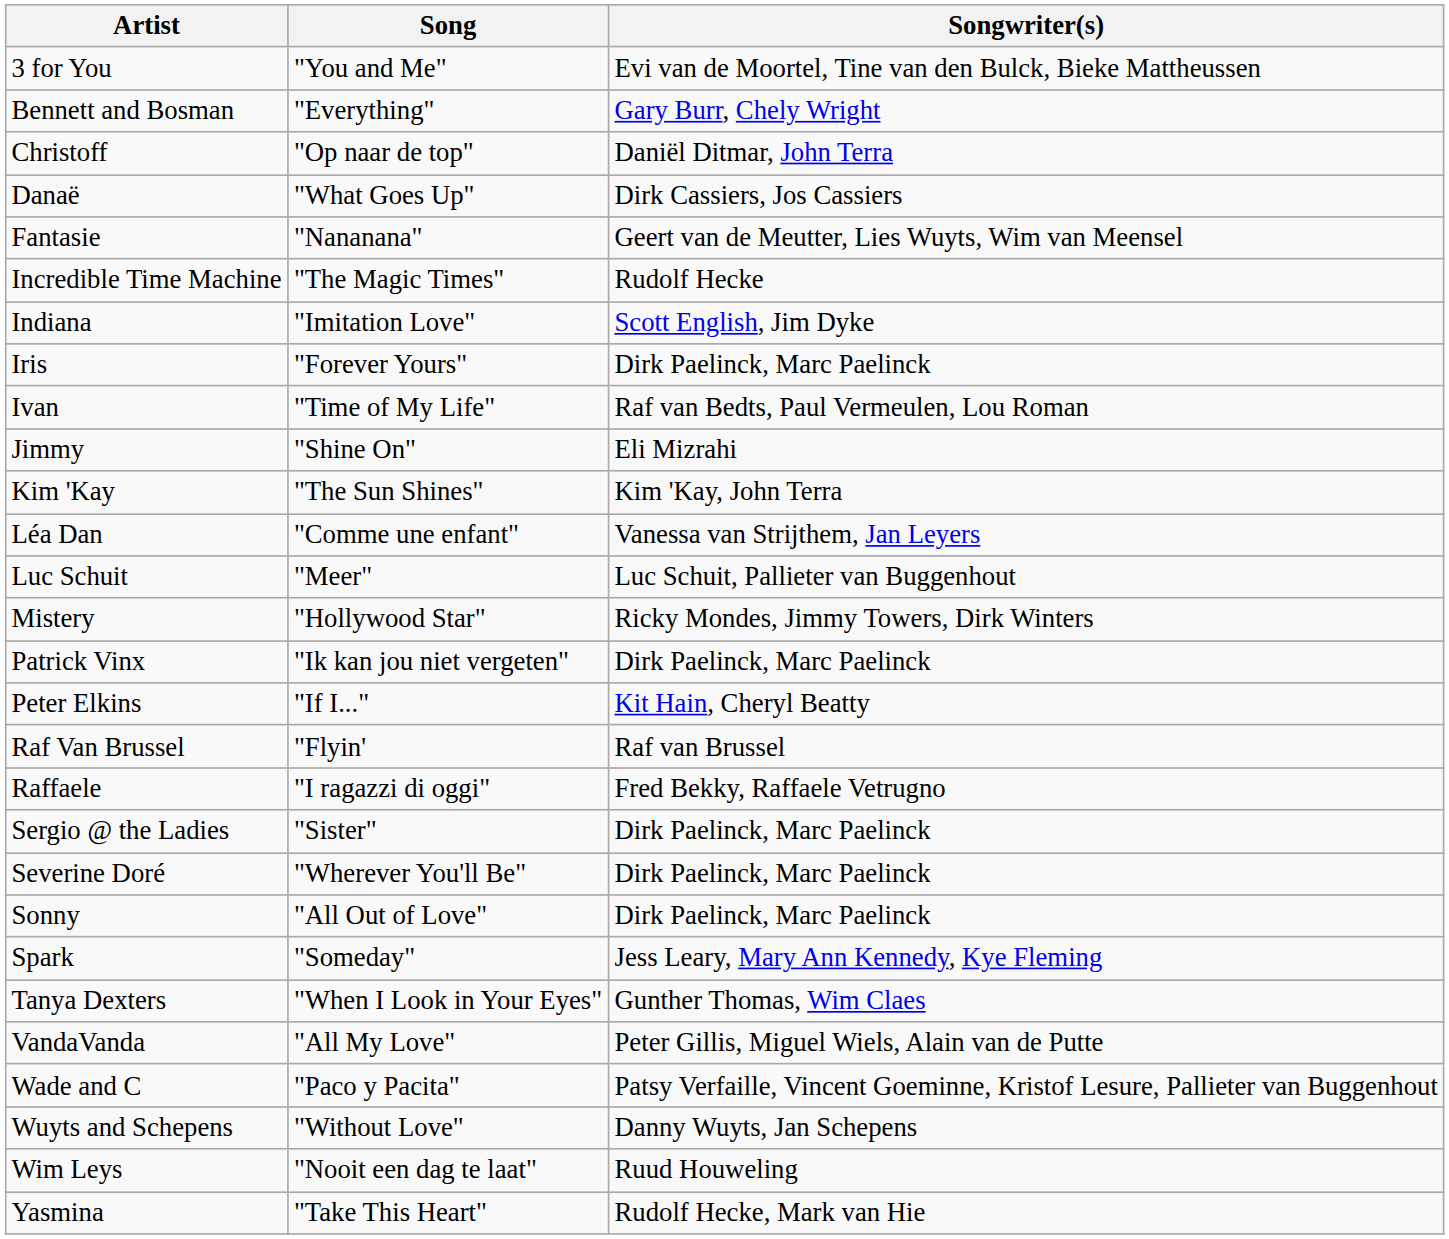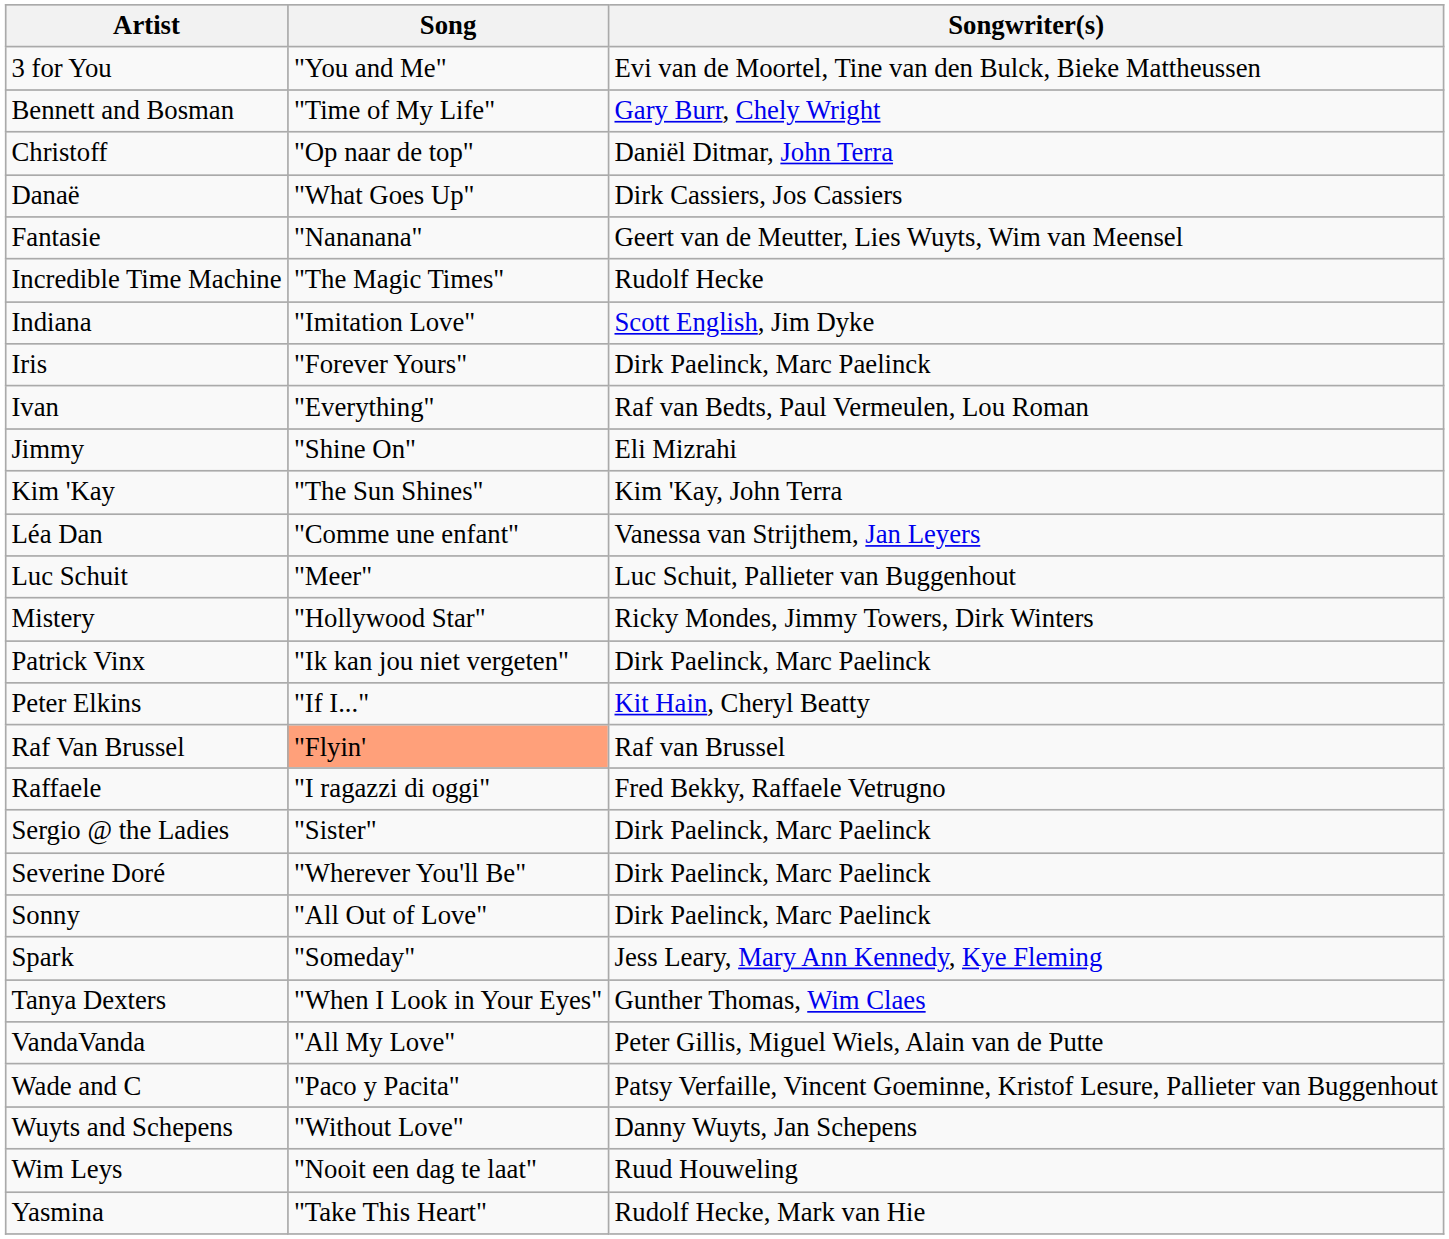(364, 110) "Everything" -> (394, 110) "Time of My Life"
(394, 407) "Time of My Life" -> (364, 407) "Everything"
(330, 746) no background -> (330, 746) lightsalmon background
